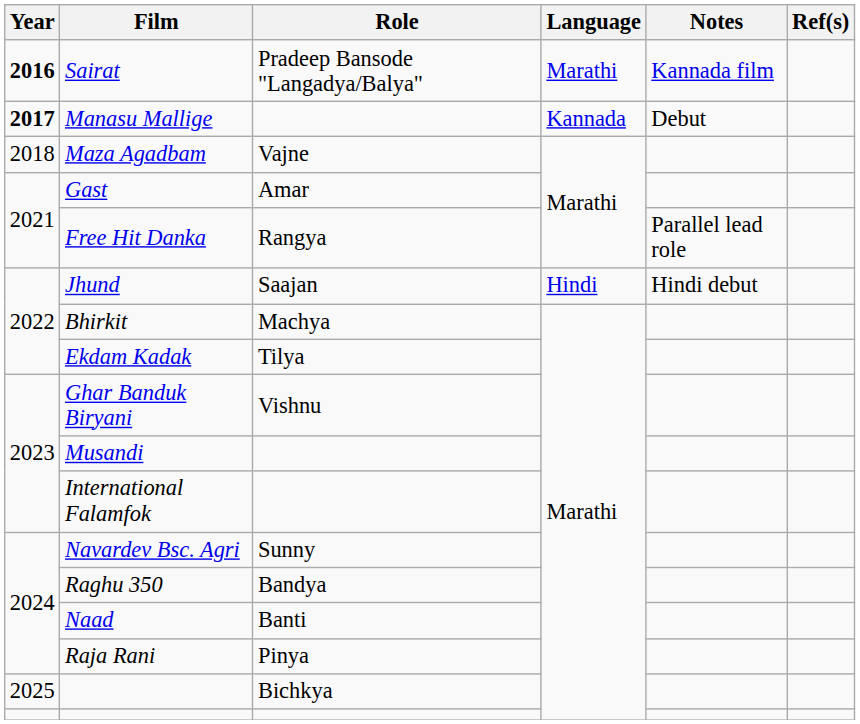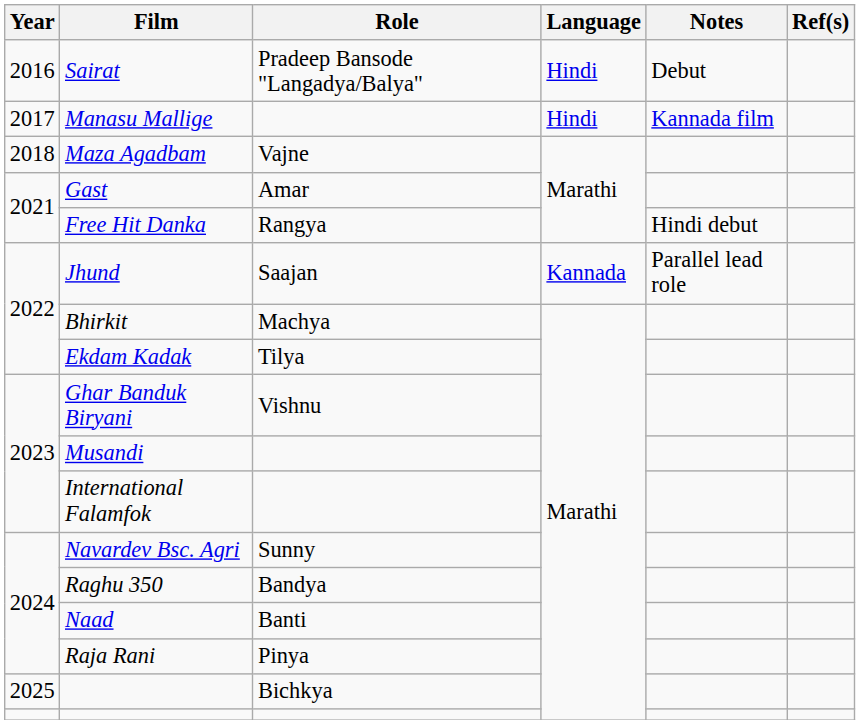(32, 70) bold -> (32, 70) normal
(582, 70) Marathi -> (572, 70) Hindi
(713, 70) Kannada film -> (679, 70) Debut
(32, 118) bold -> (32, 118) normal
(586, 118) Kannada -> (572, 118) Hindi
(679, 118) Debut -> (713, 118) Kannada film
(707, 237) Parallel lead role -> (705, 225) Hindi debut
(572, 285) Hindi -> (586, 273) Kannada
(705, 285) Hindi debut -> (707, 273) Parallel lead role
